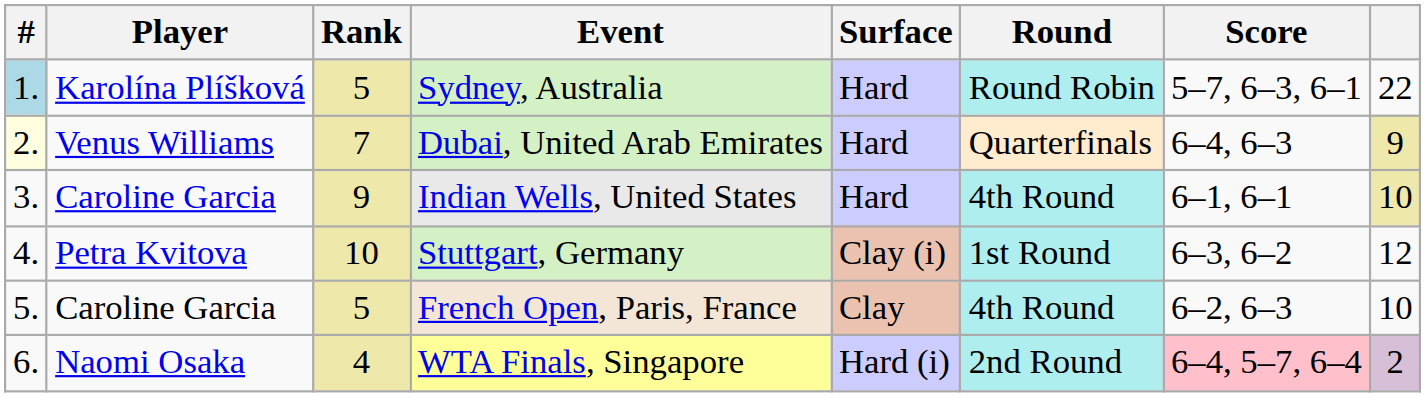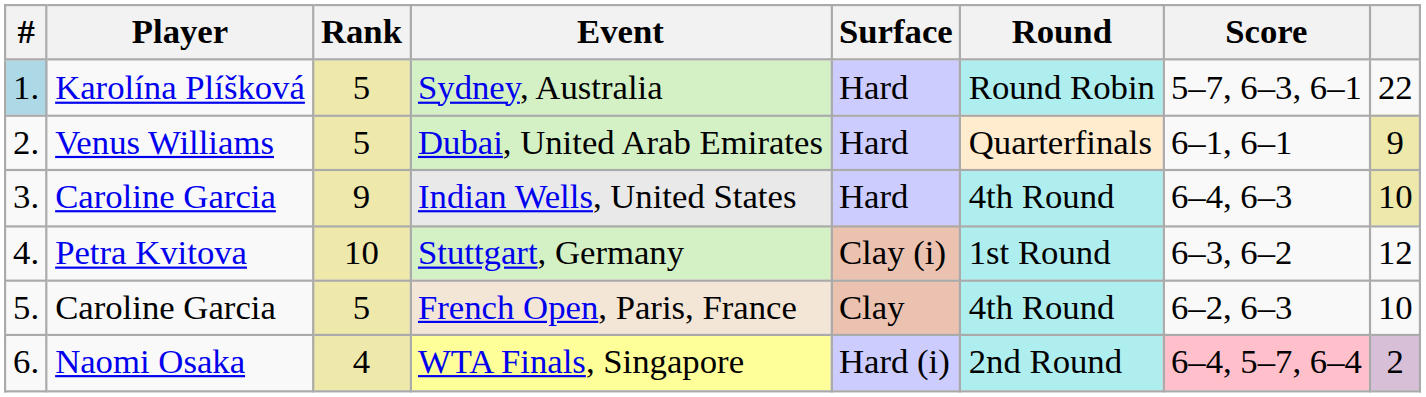(26, 142) lightyellow background -> (26, 142) no background
(361, 142) 7 -> (361, 142) 5
(1232, 142) 6–4, 6–3 -> (1232, 142) 6–1, 6–1
(1232, 197) 6–1, 6–1 -> (1232, 197) 6–4, 6–3
